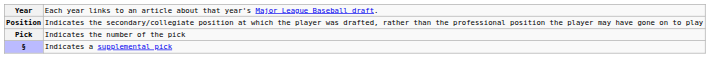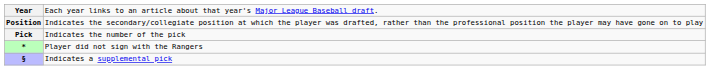+ row: (24, 47)
